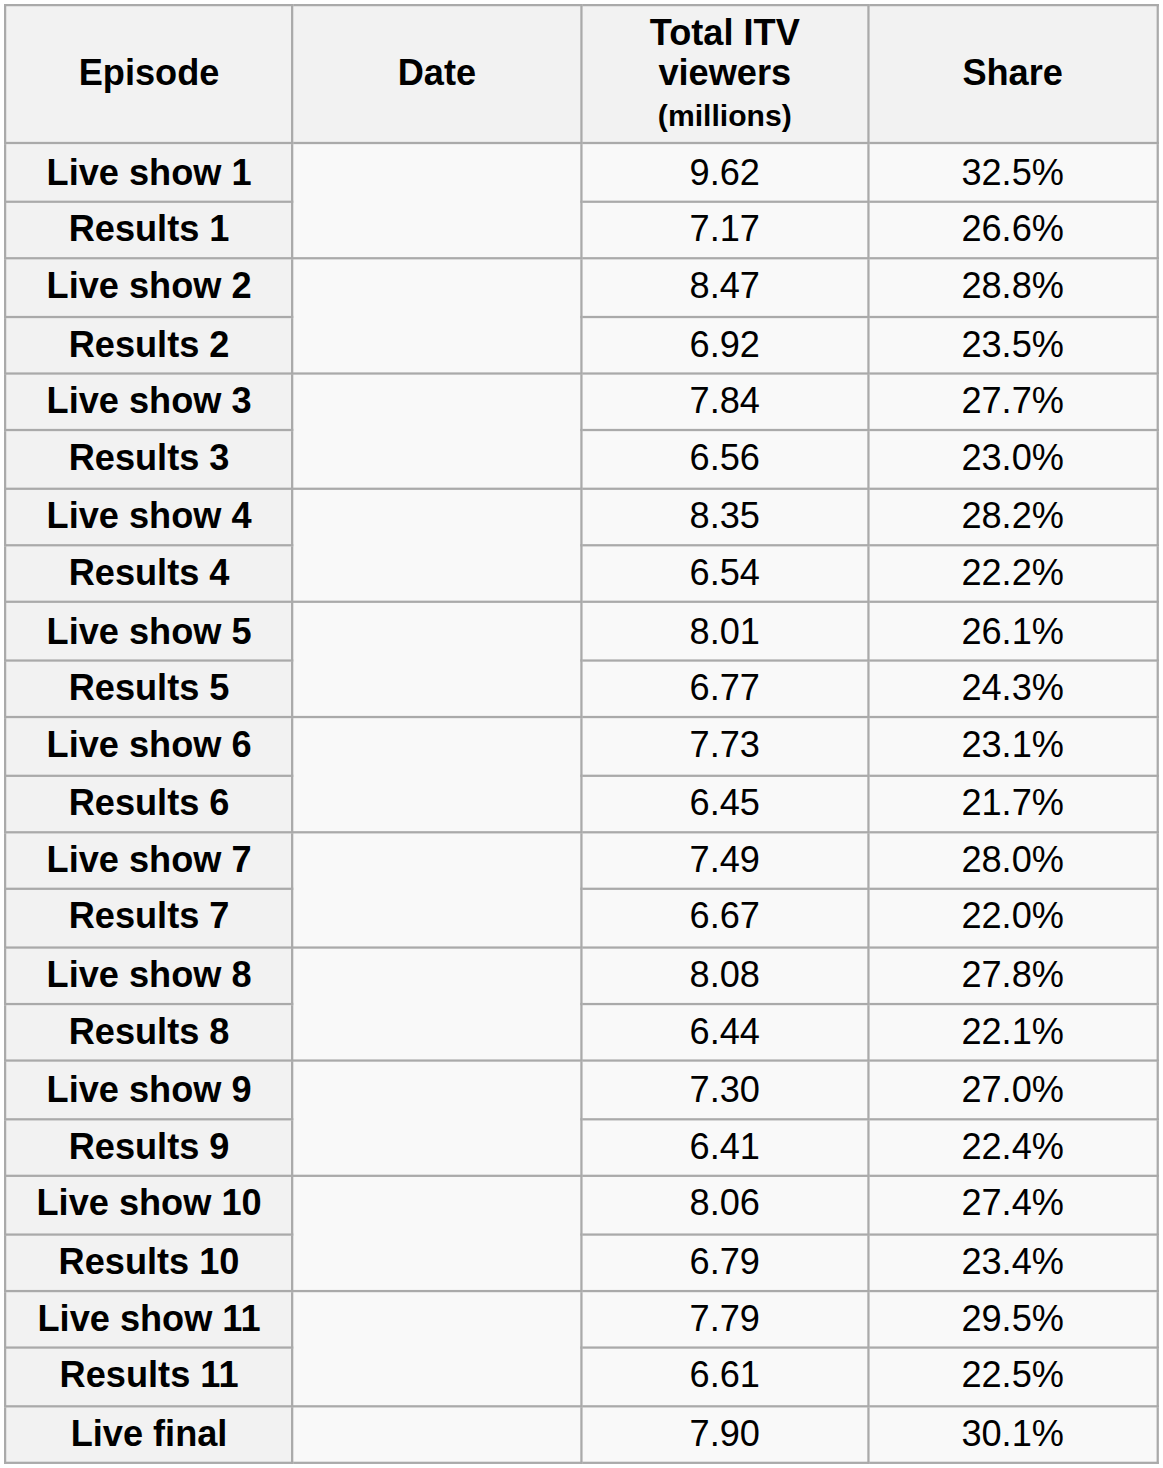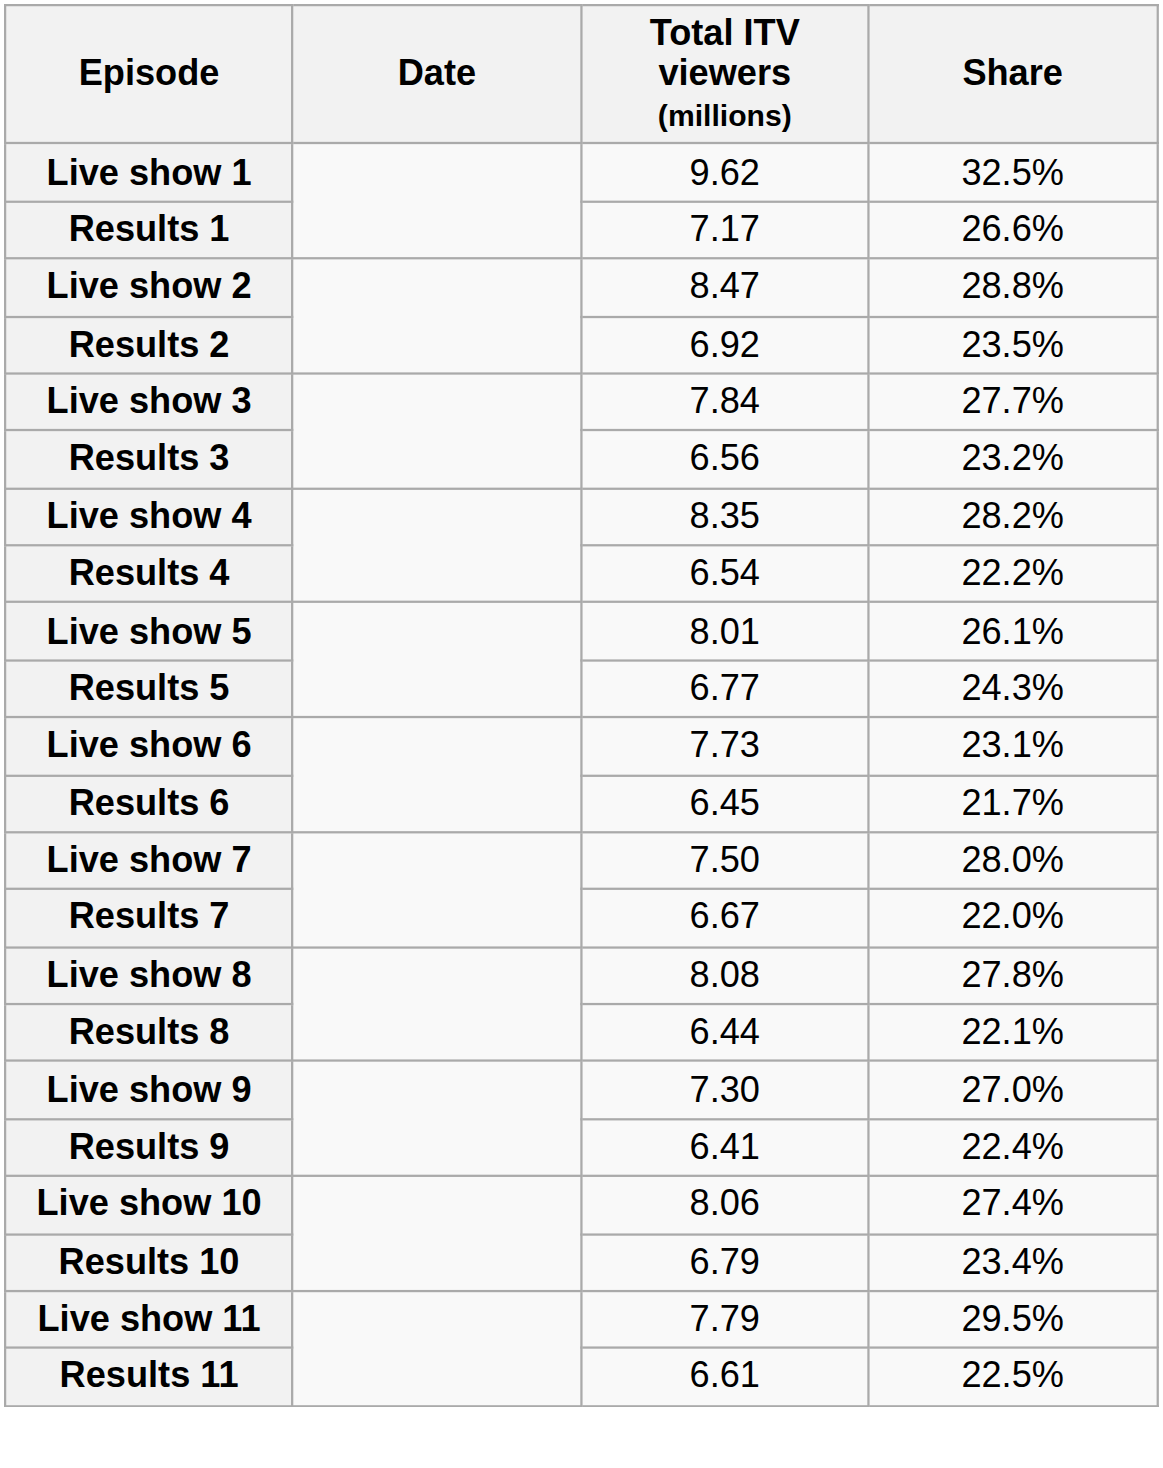(1013, 458) 23.0% -> (1013, 458) 23.2%
(725, 860) 7.49 -> (725, 860) 7.50
- row: (149, 1433)
